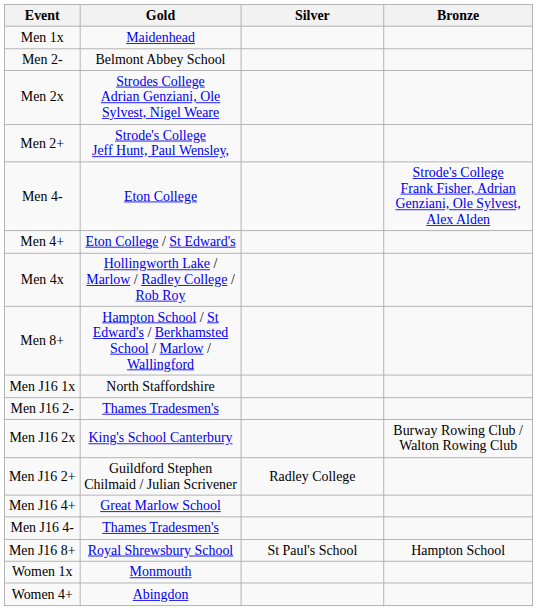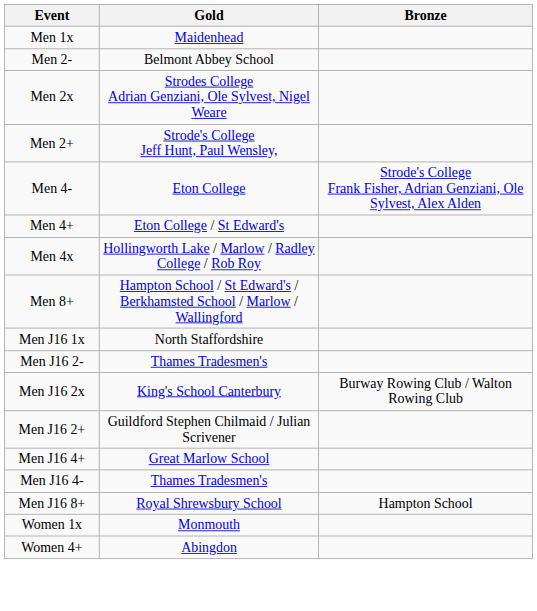- column: (312, 15)
